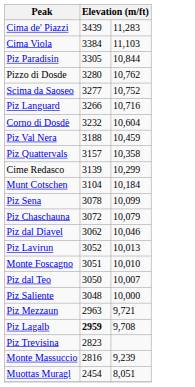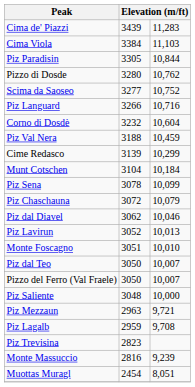- row: (37, 153)
+ row: (62, 279)
(92, 327) bold -> (131, 327) normal
